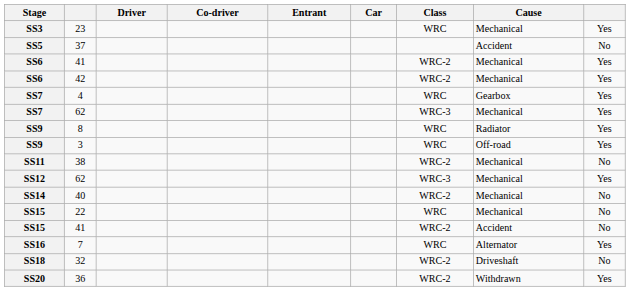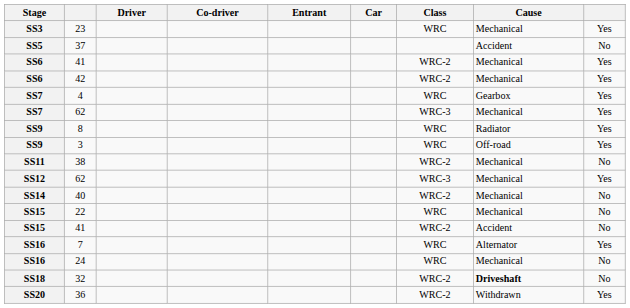+ row: (34, 261)
(497, 261) normal -> (498, 278) bold
